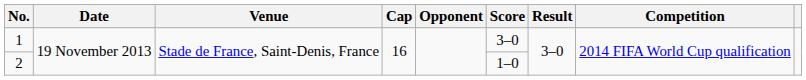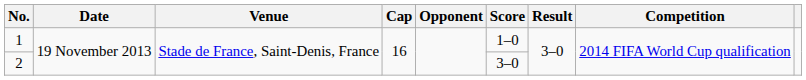(507, 39) 3–0 -> (507, 39) 1–0
(507, 63) 1–0 -> (507, 63) 3–0
